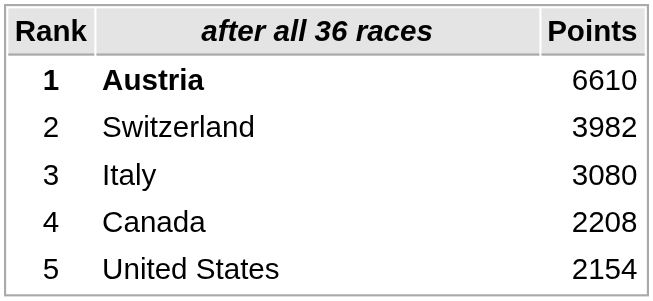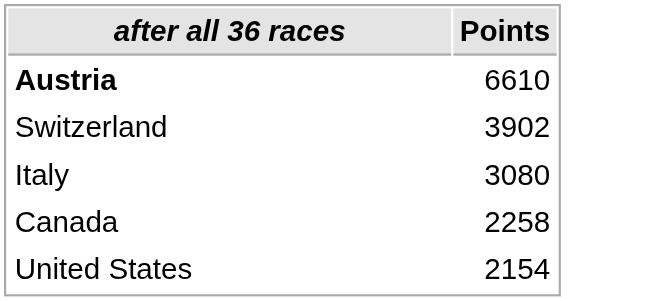- column: (51, 31)
(605, 128) 3982 -> (517, 128) 3902
(605, 222) 2208 -> (517, 222) 2258
